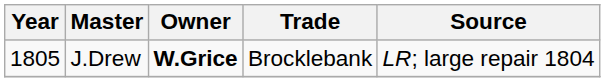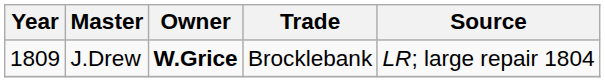(35, 58) 1805 -> (35, 58) 1809
